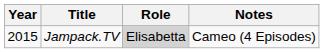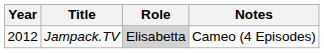(23, 36) 2015 -> (23, 36) 2012
